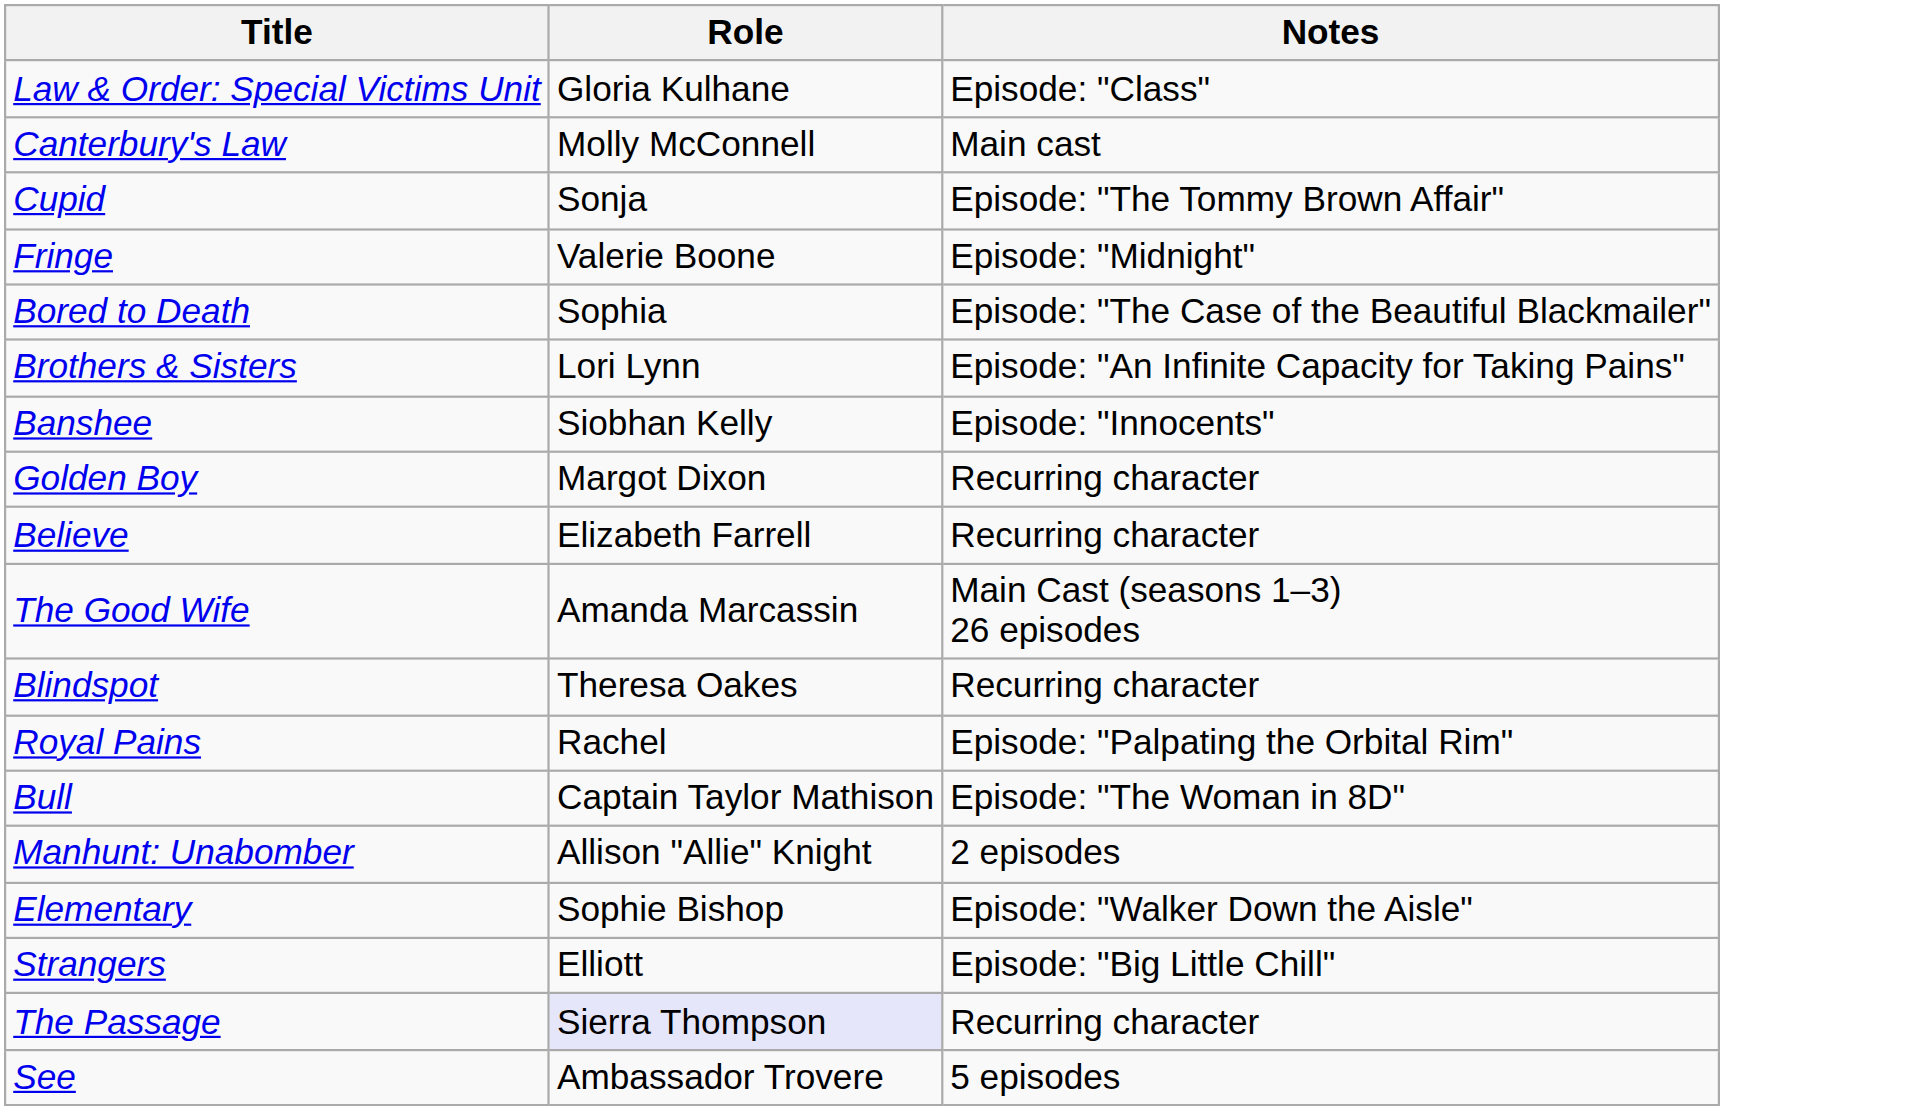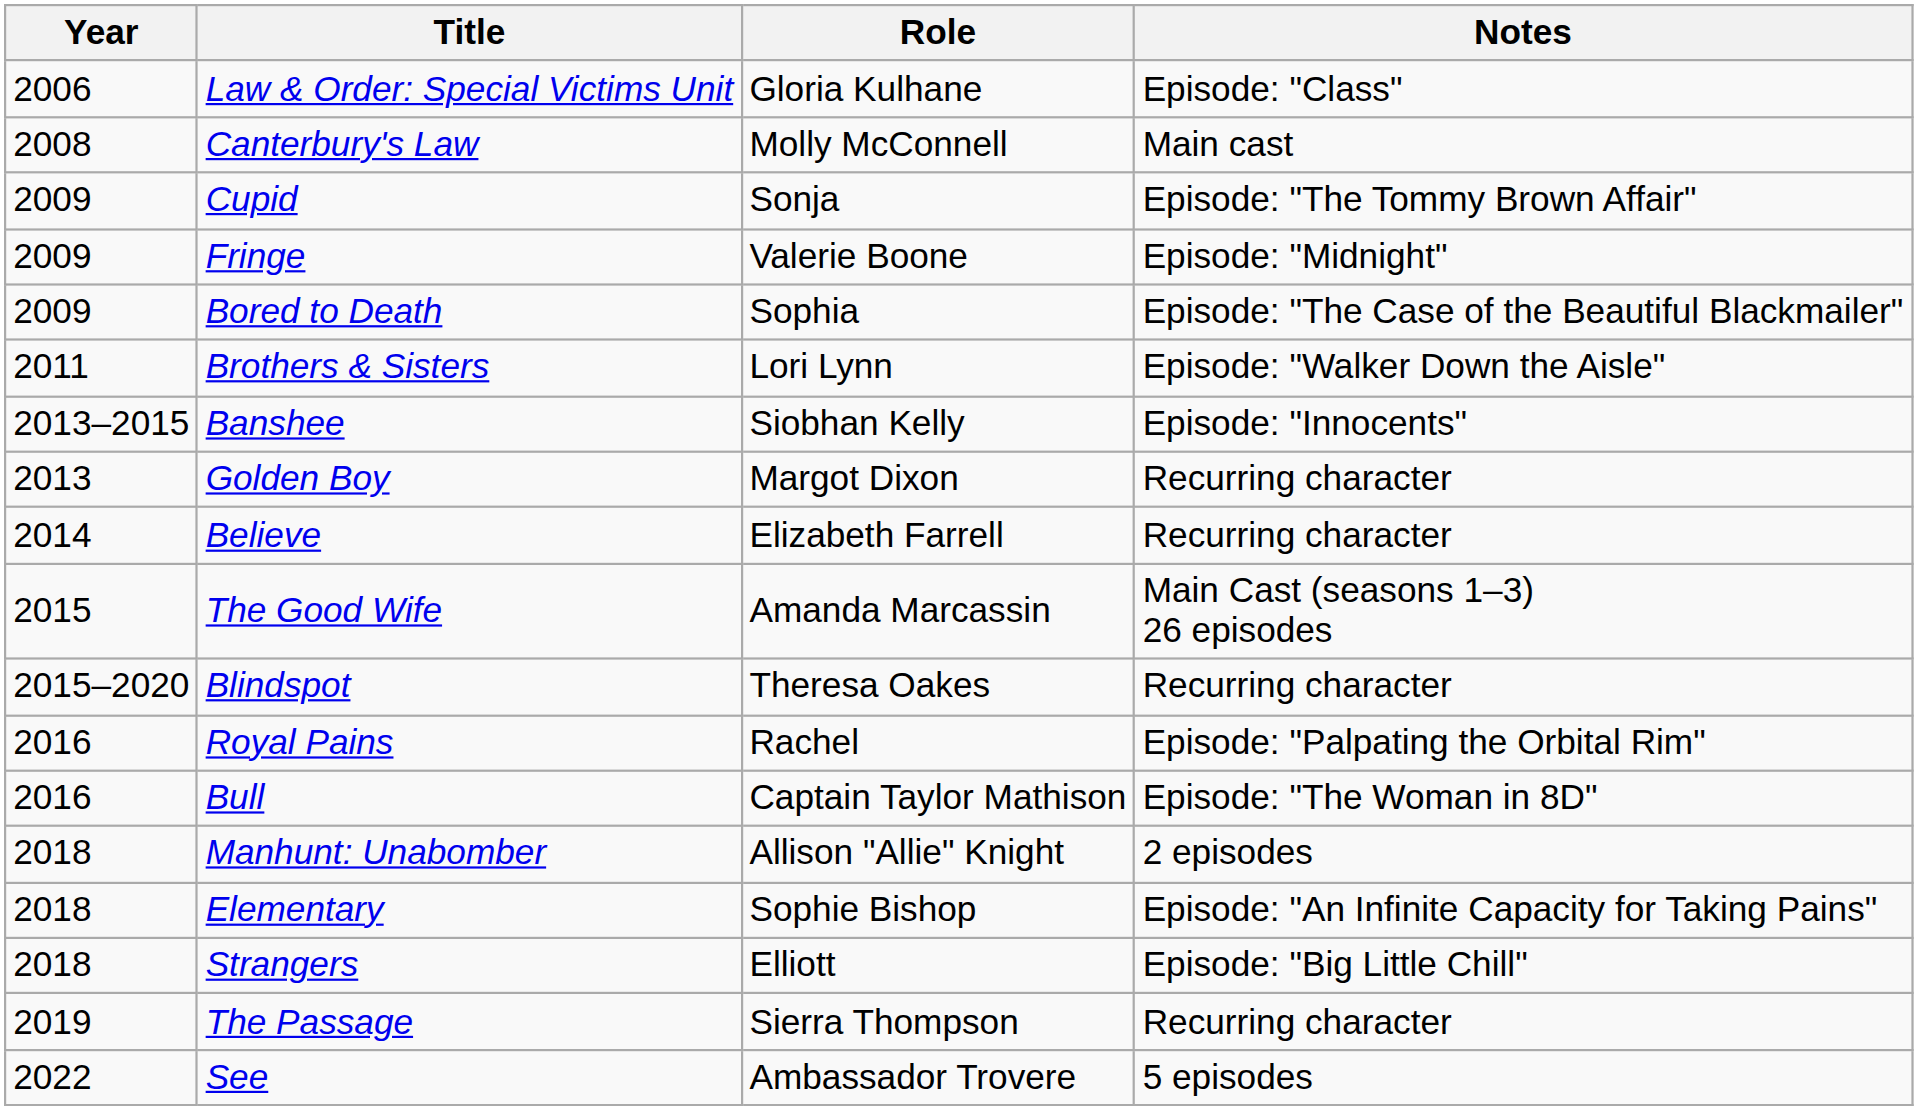+ column: (101, 32)
(1318, 367) Episode: "An Infinite Capacity for Taking Pains" -> (1404, 367) Episode: "Walker Down the Aisle"
(1212, 909) Episode: "Walker Down the Aisle" -> (1510, 909) Episode: "An Infinite Capacity for Taking Pains"
(692, 1021) lavender background -> (884, 1021) no background
